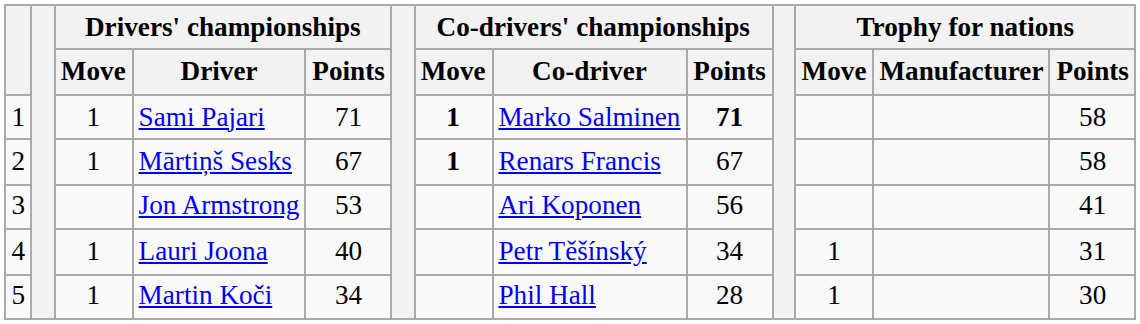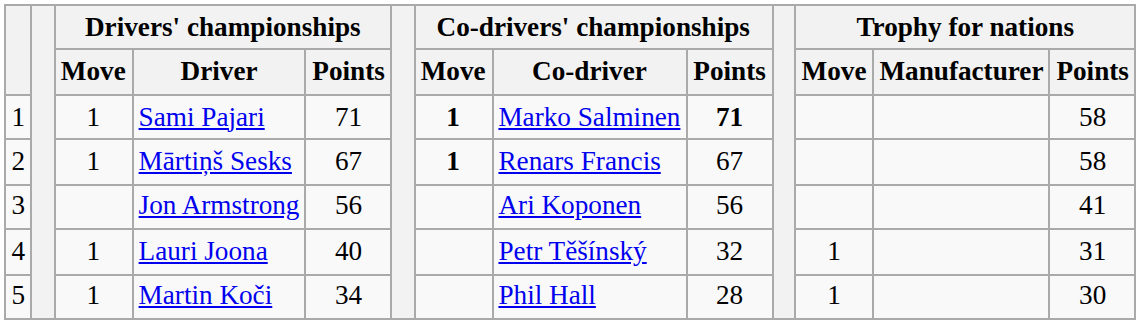(349, 206) 53 -> (349, 206) 56
(730, 250) 34 -> (730, 250) 32
